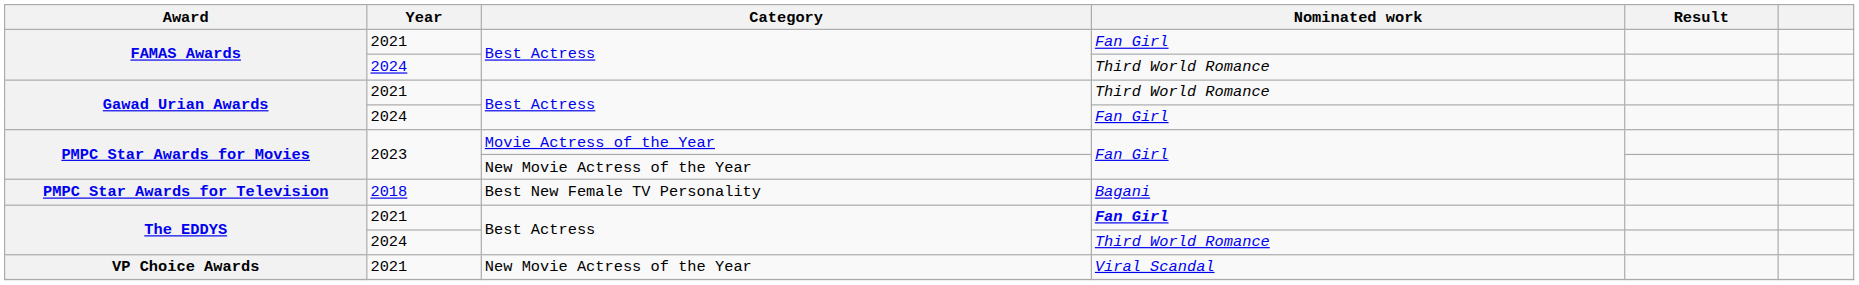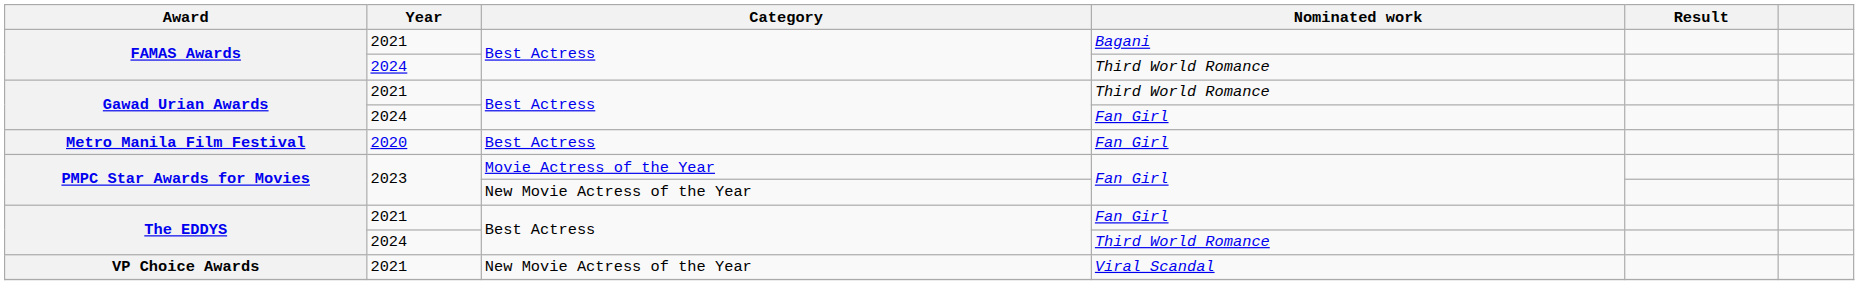(1132, 42) Fan Girl -> (1123, 42) Bagani
+ row: (186, 142)
- row: (186, 192)
(1132, 217) bold -> (1132, 217) normal
